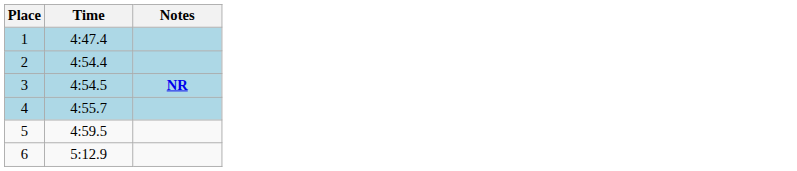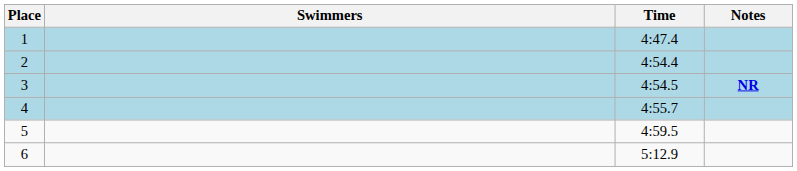+ column: (330, 16)
